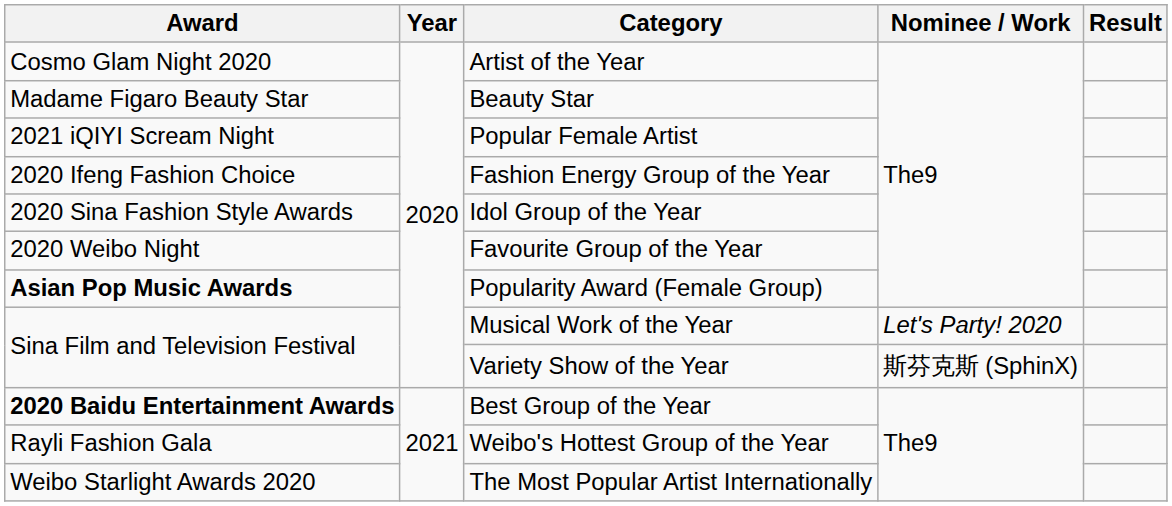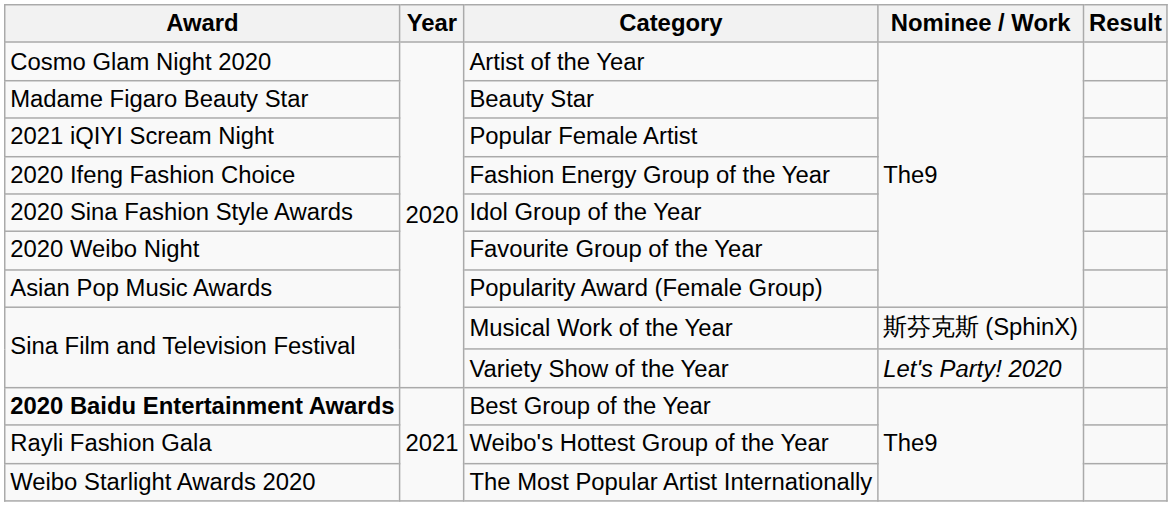(151, 288) bold -> (141, 288) normal
(972, 325) Let's Party! 2020 -> (981, 327) 斯芬克斯 (SphinX)
(981, 365) 斯芬克斯 (SphinX) -> (972, 368) Let's Party! 2020
